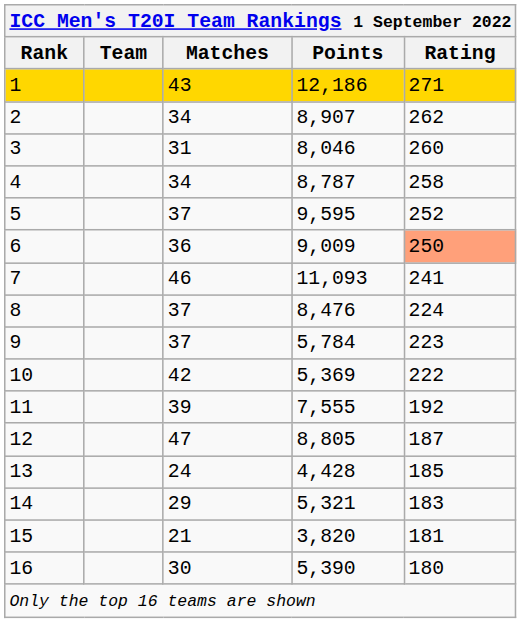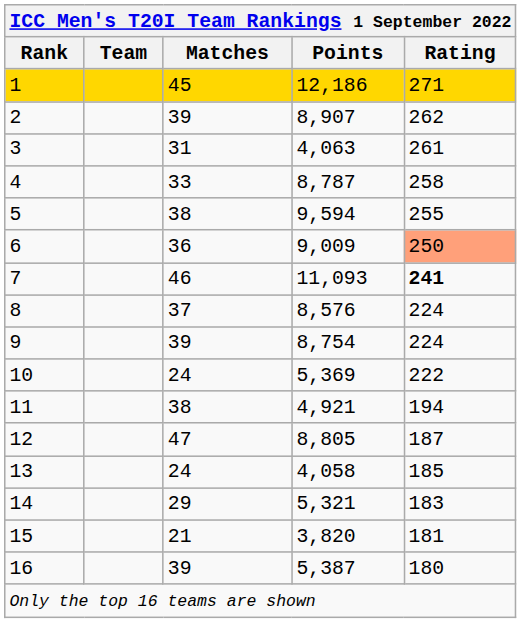(180, 85) 43 -> (180, 85) 45
(180, 117) 34 -> (180, 117) 39
(326, 150) 8,046 -> (326, 150) 4,063
(426, 150) 260 -> (426, 150) 261
(180, 182) 34 -> (180, 182) 33
(180, 214) 37 -> (180, 214) 38
(326, 214) 9,595 -> (326, 214) 9,594
(426, 214) 252 -> (426, 214) 255
(426, 279) normal -> (426, 279) bold
(326, 311) 8,476 -> (326, 311) 8,576
(180, 343) 37 -> (180, 343) 39
(326, 343) 5,784 -> (326, 343) 8,754
(426, 343) 223 -> (426, 343) 224
(180, 375) 42 -> (180, 375) 24
(180, 407) 39 -> (180, 407) 38
(326, 407) 7,555 -> (326, 407) 4,921
(426, 407) 192 -> (426, 407) 194
(326, 472) 4,428 -> (326, 472) 4,058
(180, 568) 30 -> (180, 568) 39
(326, 568) 5,390 -> (326, 568) 5,387
